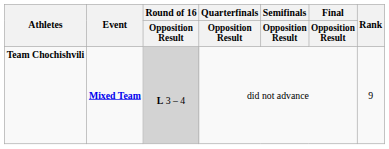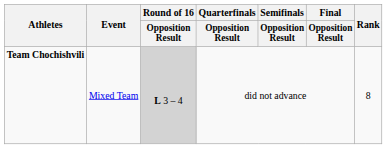(115, 95) bold -> (114, 95) normal
(371, 95) 9 -> (368, 95) 8
